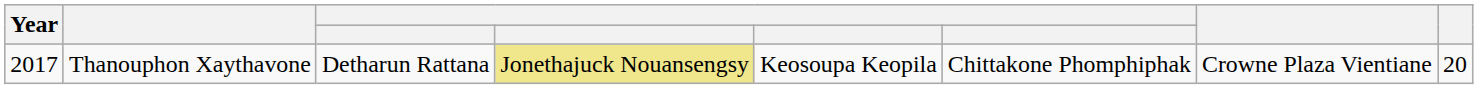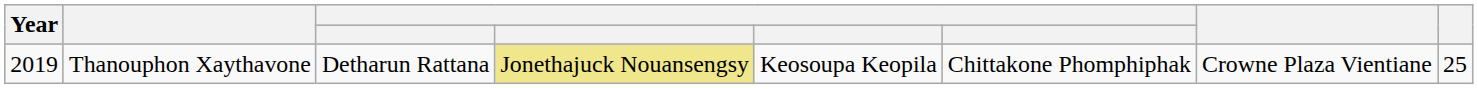(34, 63) 2017 -> (34, 63) 2019
(1455, 63) 20 -> (1455, 63) 25
